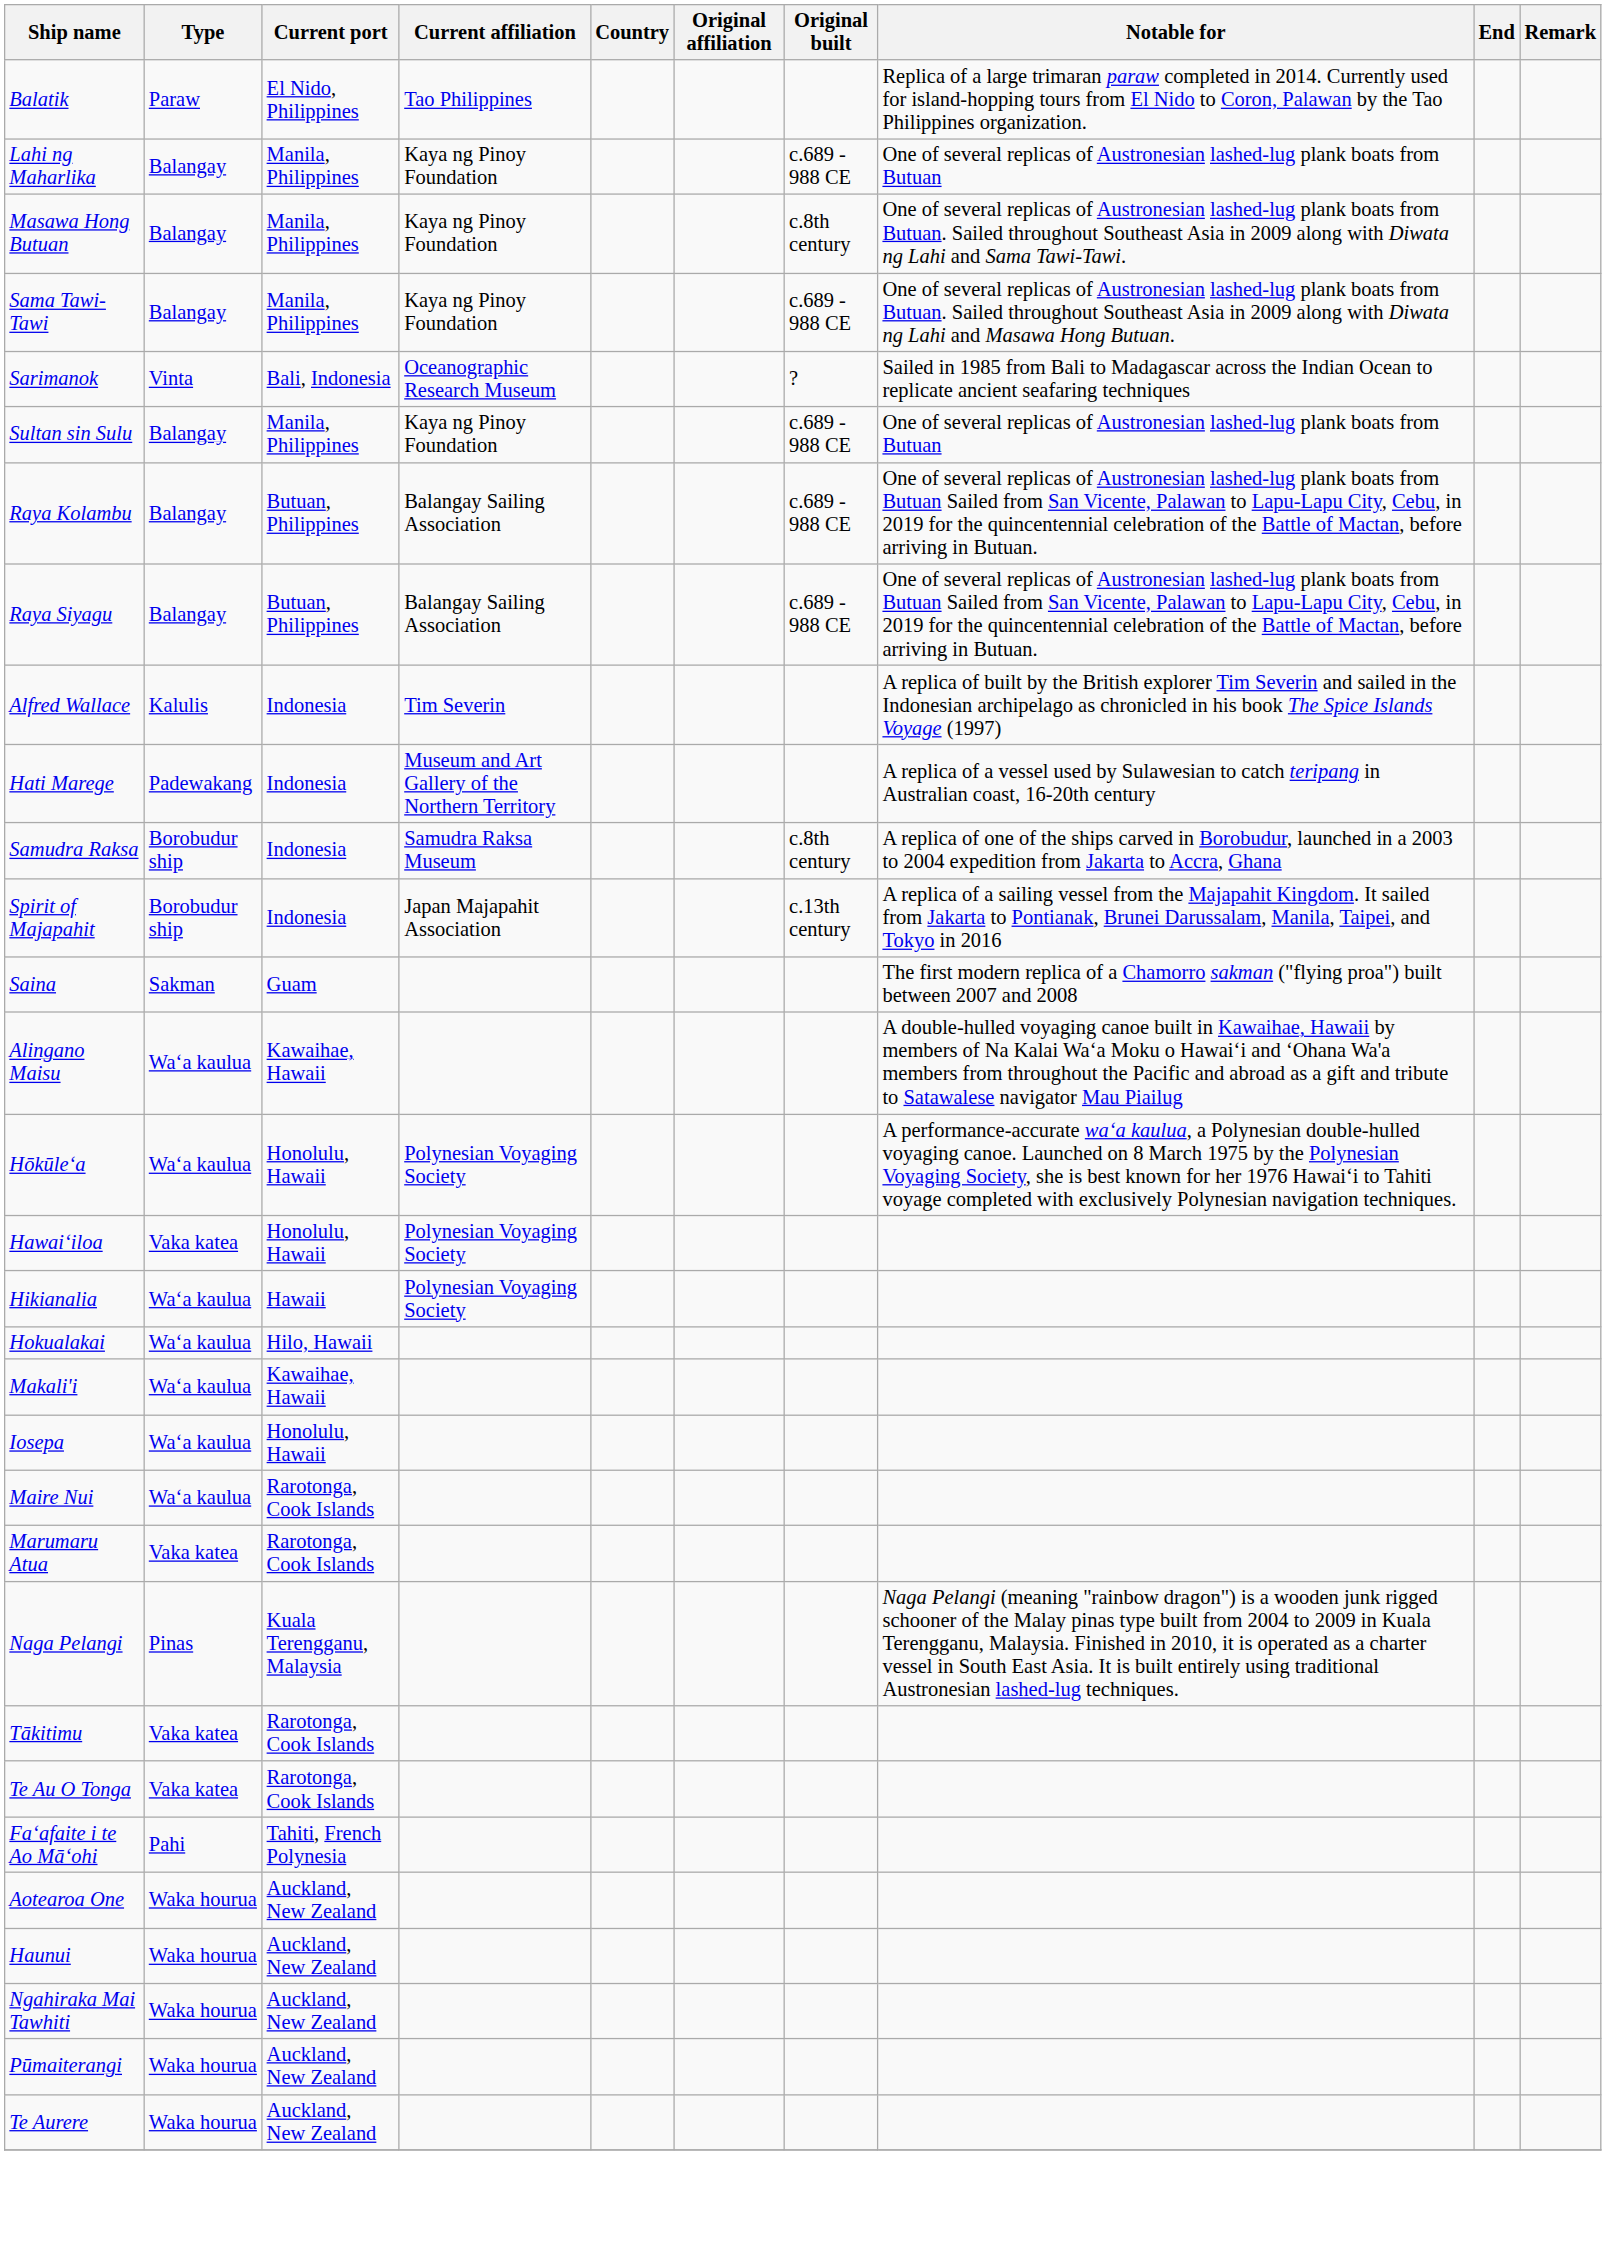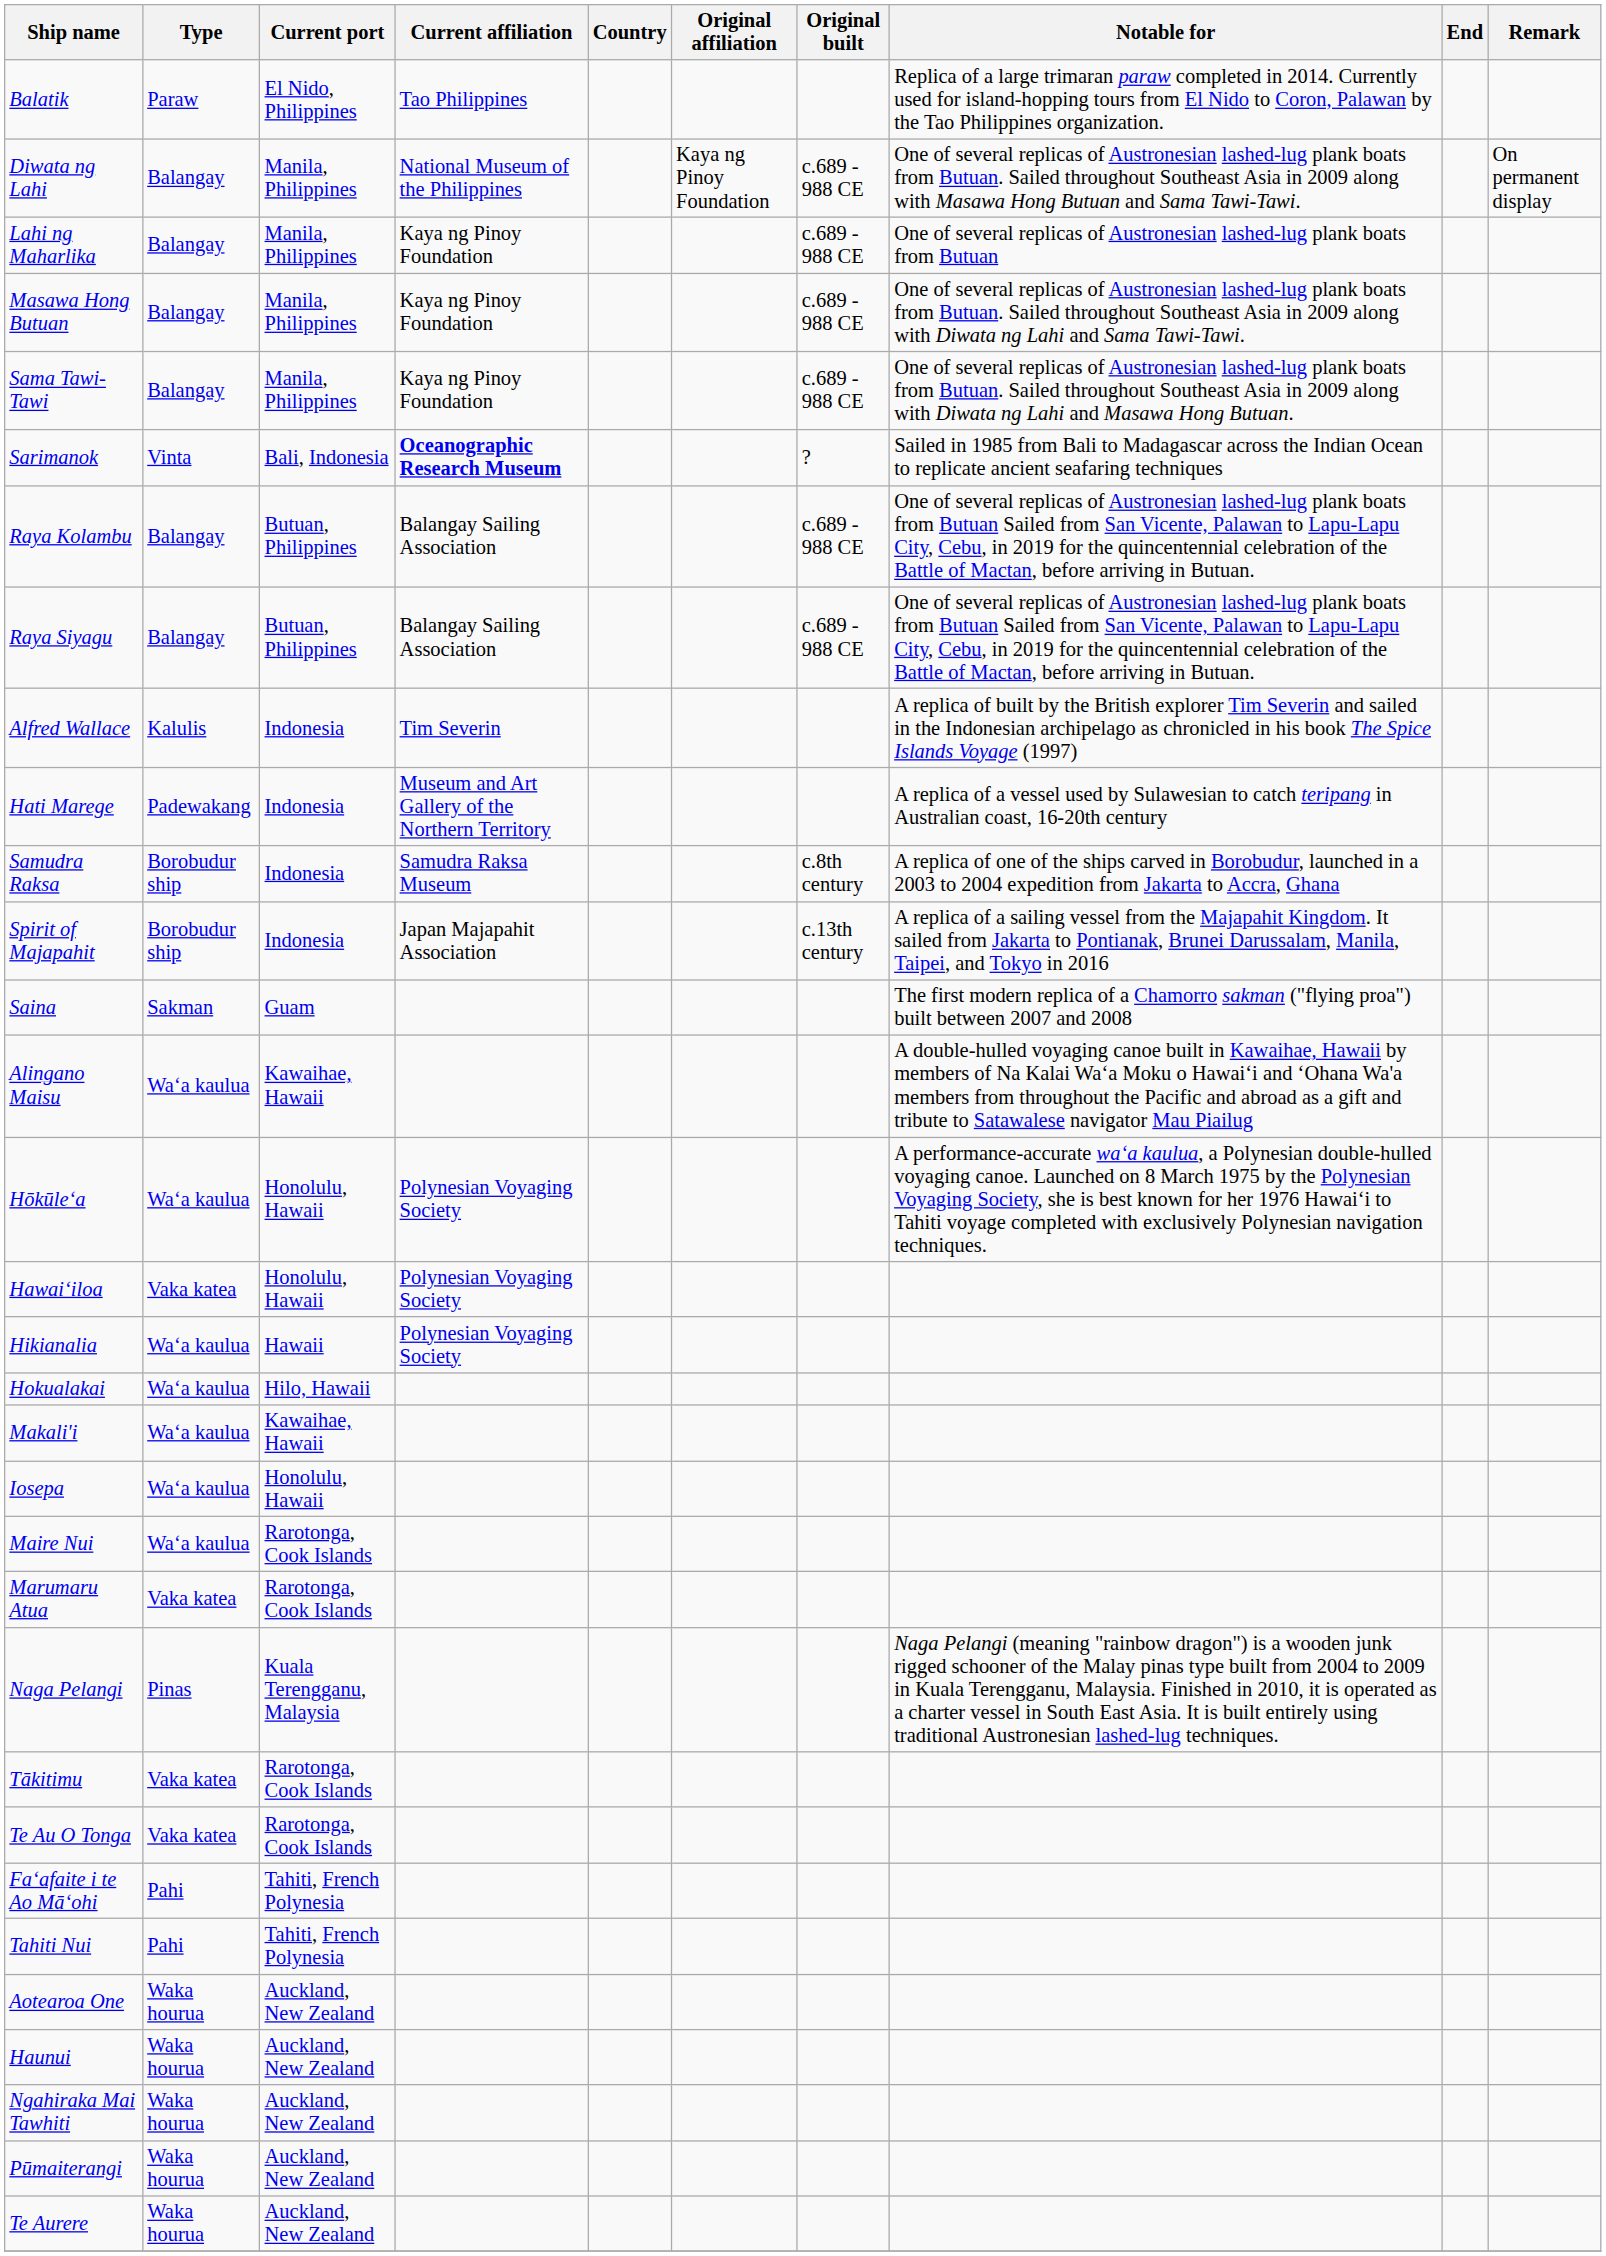+ row: (52, 177)
(820, 233) c.8th century -> (833, 311) c.689 - 988 CE
(480, 378) normal -> (480, 457) bold
- row: (71, 434)
+ row: (50, 1946)
